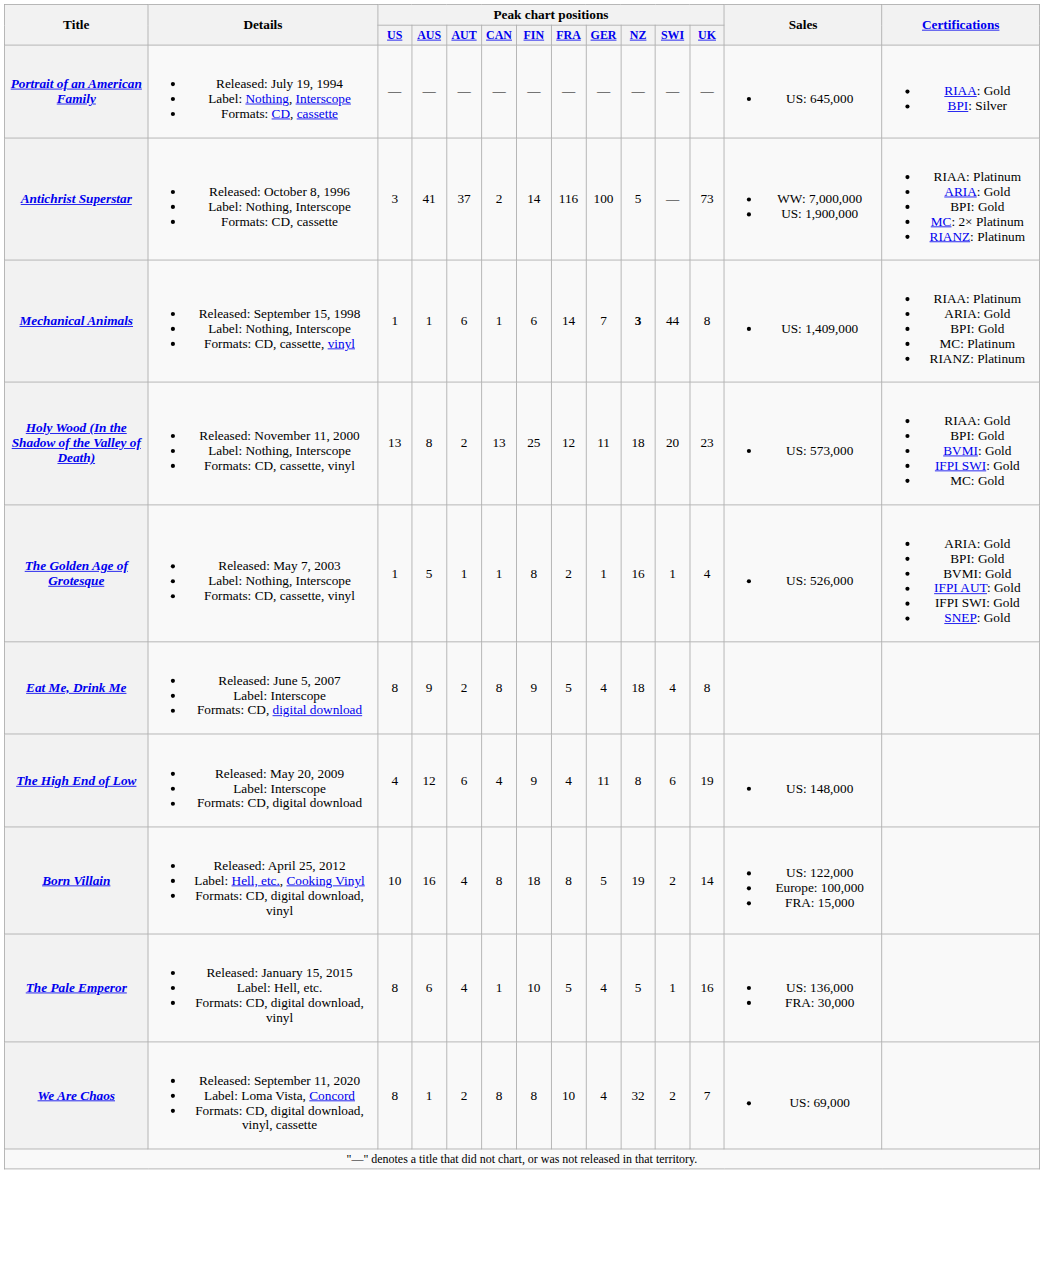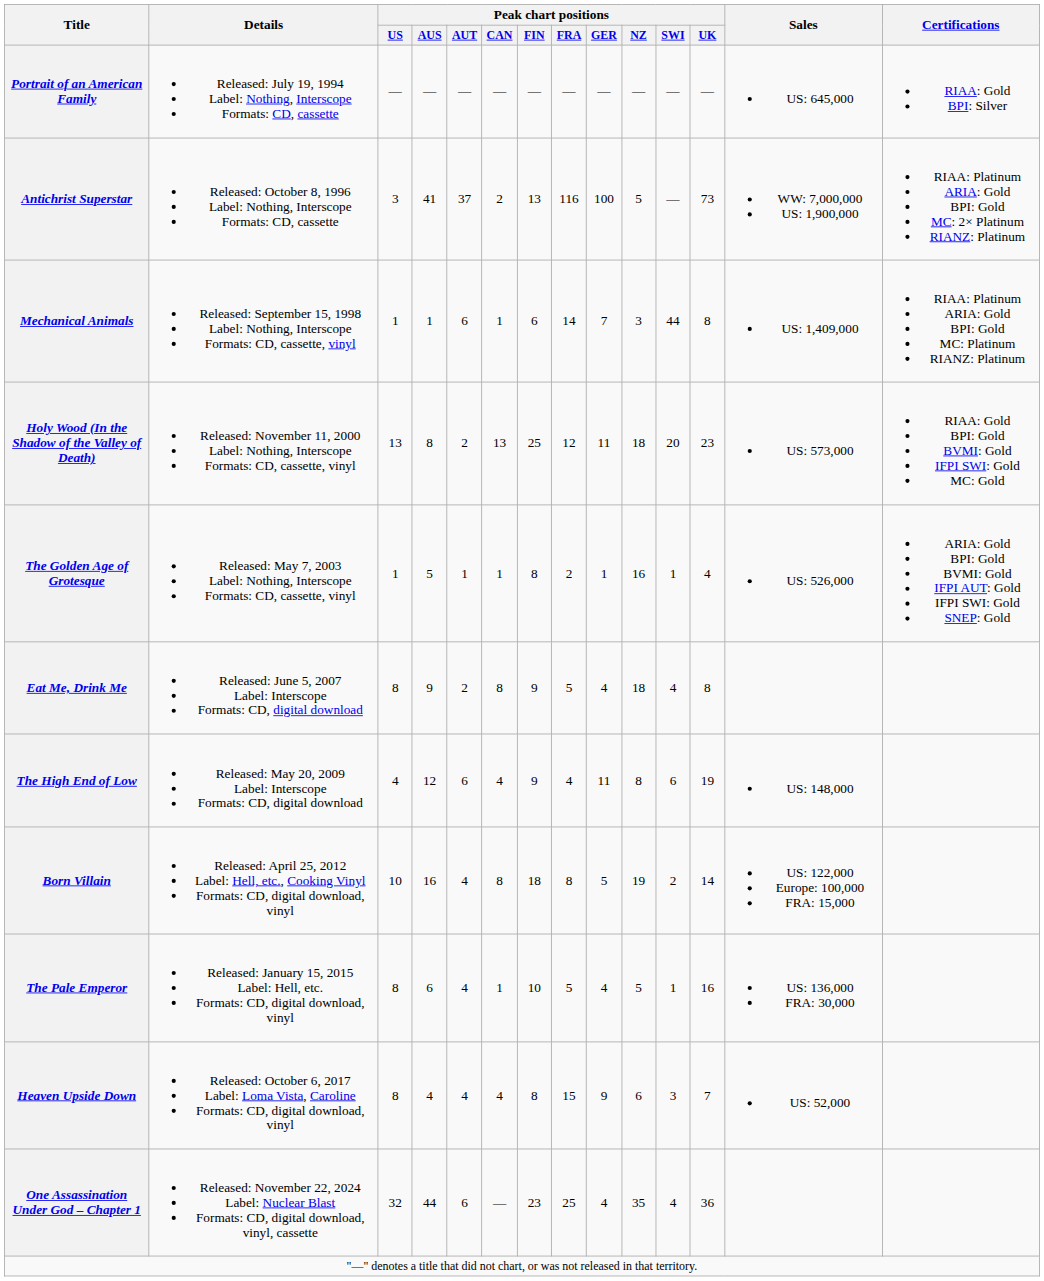(534, 198) 14 -> (534, 198) 13
(638, 321) bold -> (639, 321) normal
+ row: (77, 1095)
- row: (76, 1095)
+ row: (77, 1202)
